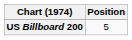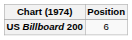(106, 27) 5 -> (106, 27) 6
